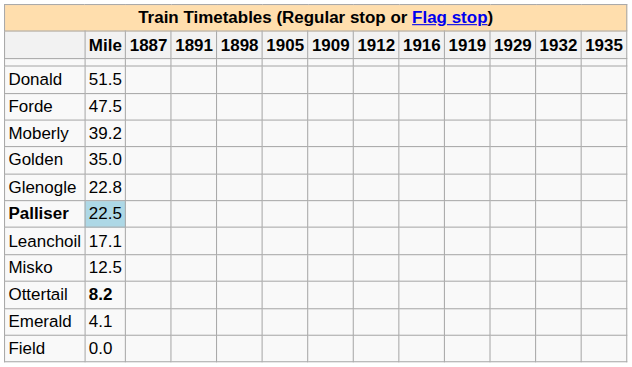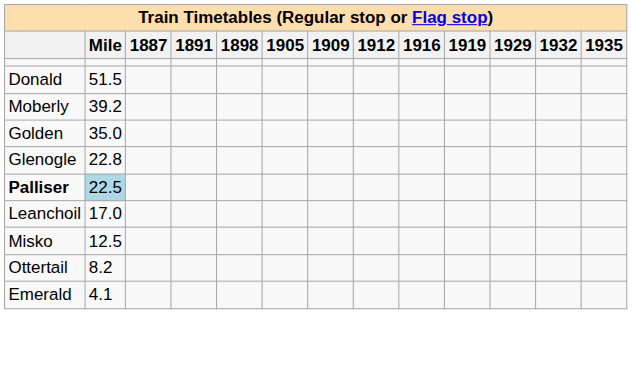- row: (31, 106)
(105, 240) 17.1 -> (105, 214) 17.0
(101, 294) bold -> (101, 267) normal
- row: (27, 348)
